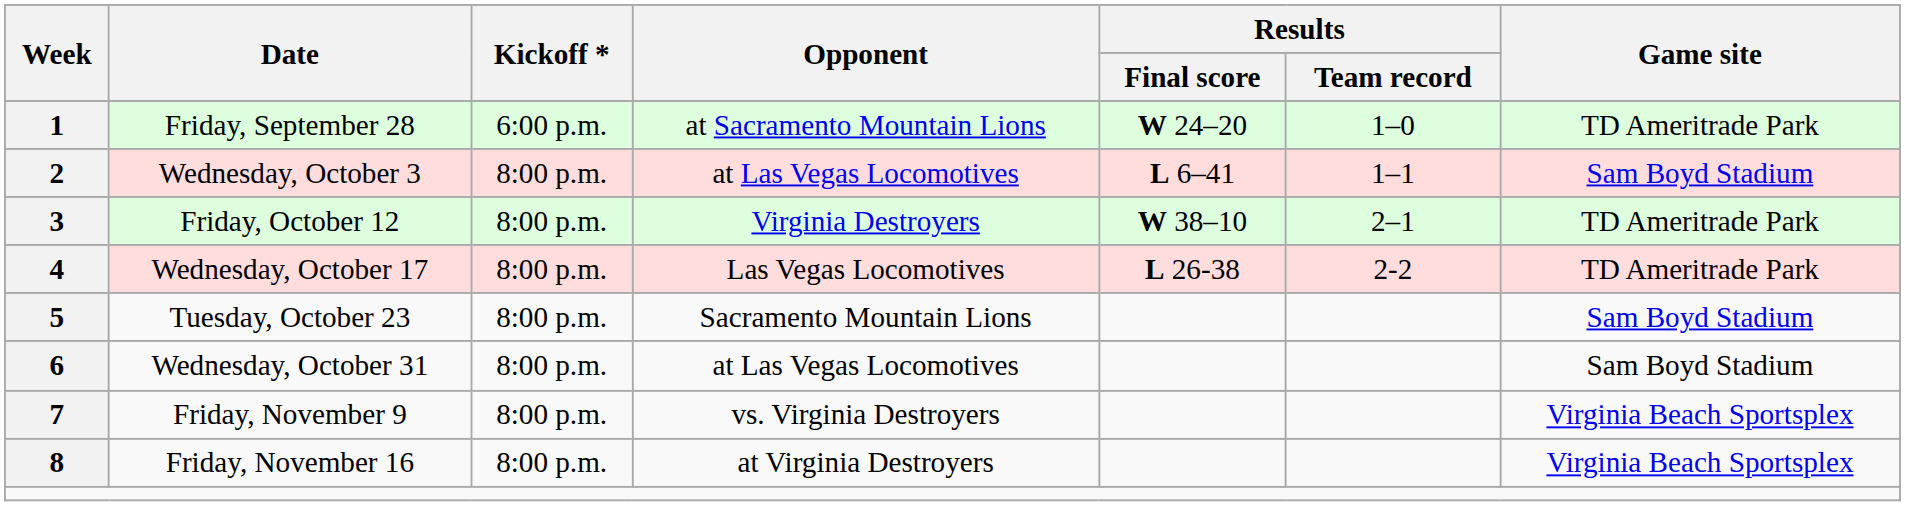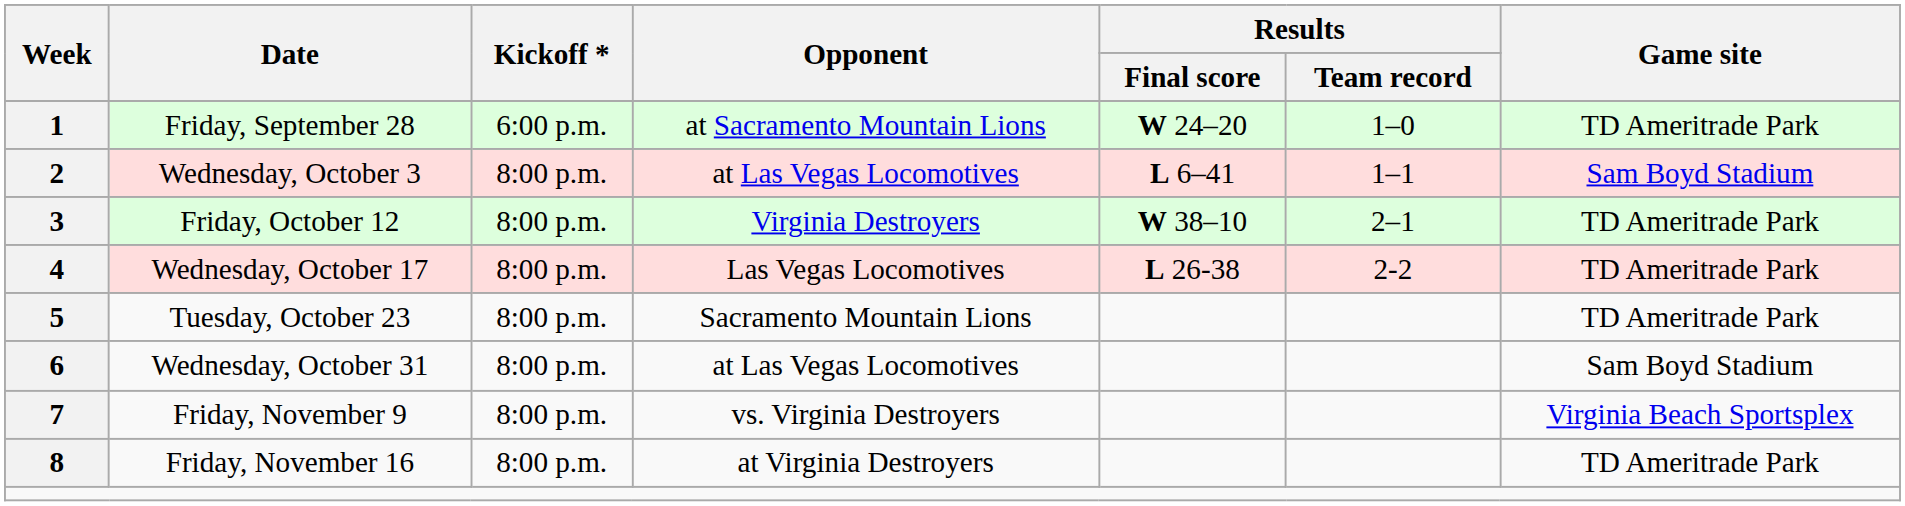(1700, 317) Sam Boyd Stadium -> (1700, 317) TD Ameritrade Park
(1700, 461) Virginia Beach Sportsplex -> (1700, 461) TD Ameritrade Park
